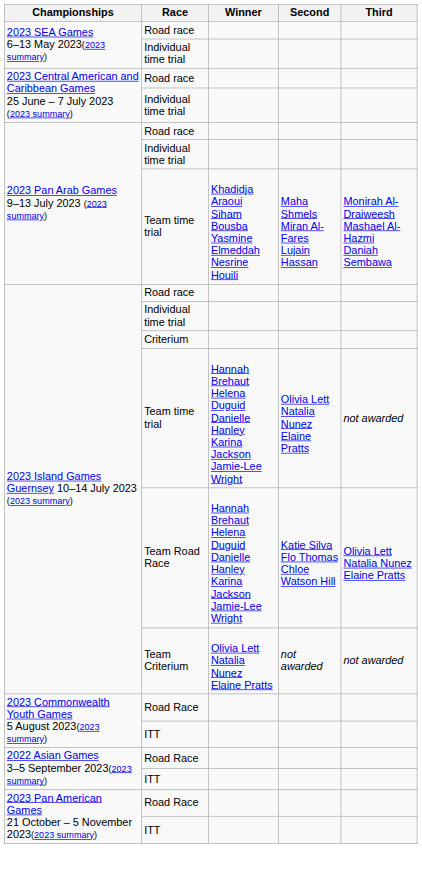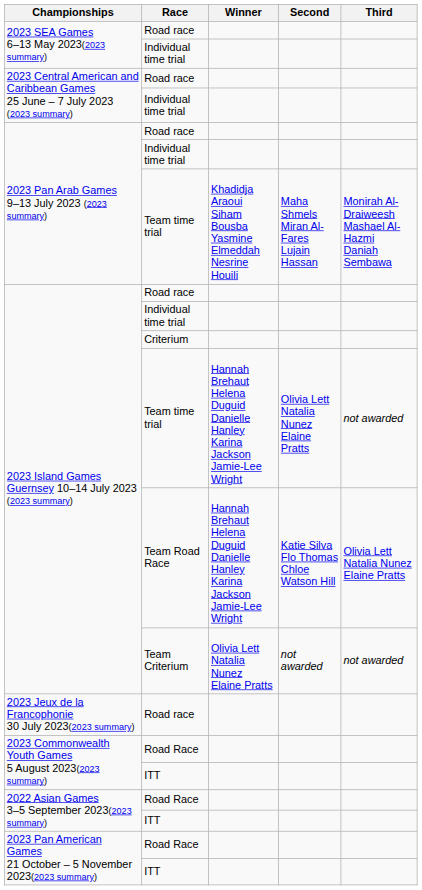+ row: (71, 714)
